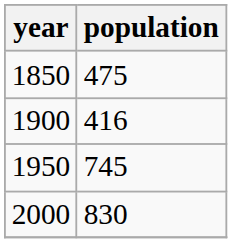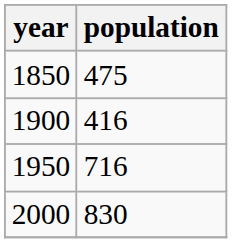(106, 167) 745 -> (106, 167) 716
